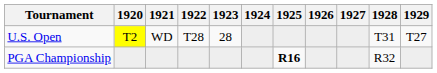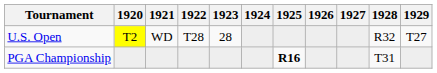(385, 36) T31 -> (385, 36) R32
(385, 57) R32 -> (385, 57) T31
